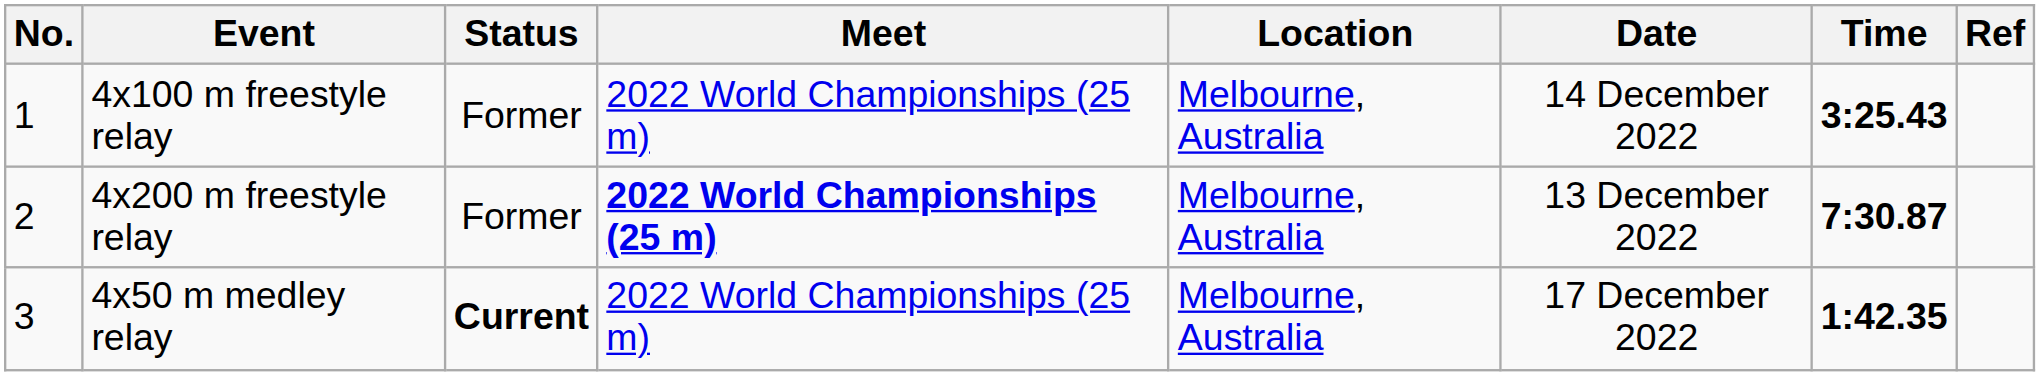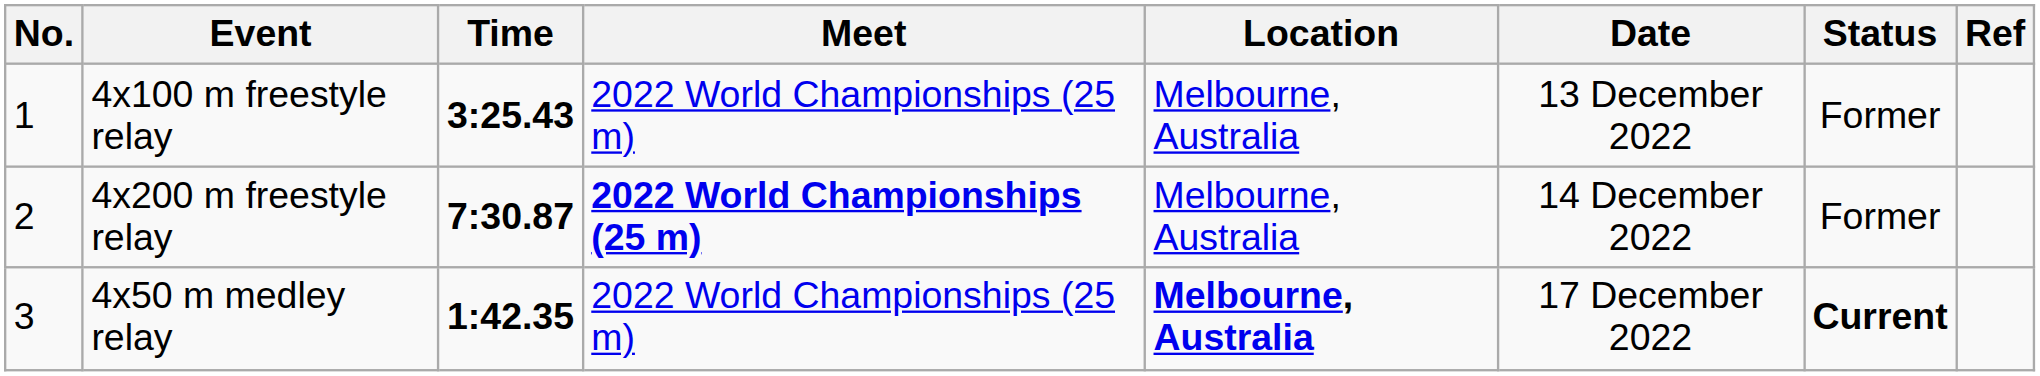columns swapped: (1884, 34) <-> (521, 34)
(1657, 114) 14 December 2022 -> (1651, 114) 13 December 2022
(1657, 216) 13 December 2022 -> (1651, 216) 14 December 2022
(1272, 317) normal -> (1253, 317) bold
